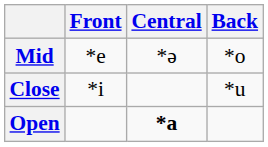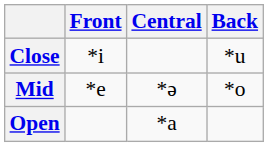rows swapped: (35, 89) <-> (35, 55)
(167, 123) bold -> (167, 123) normal
